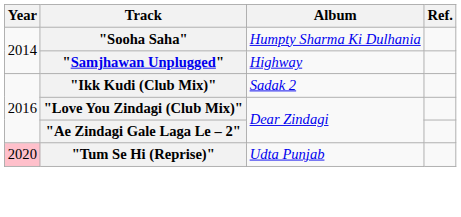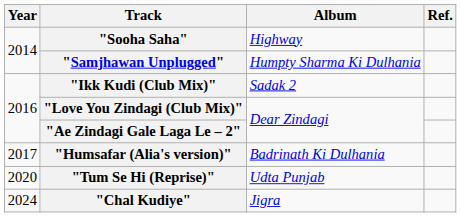(335, 39) Humpty Sharma Ki Dulhania -> (276, 39) Highway
(276, 62) Highway -> (335, 62) Humpty Sharma Ki Dulhania
+ row: (143, 154)
(22, 154) pink background -> (22, 177) no background
+ row: (143, 200)
